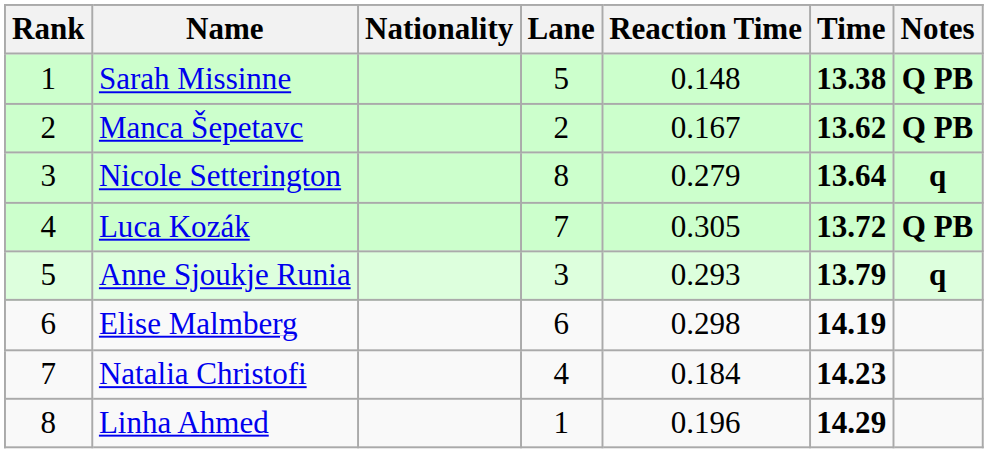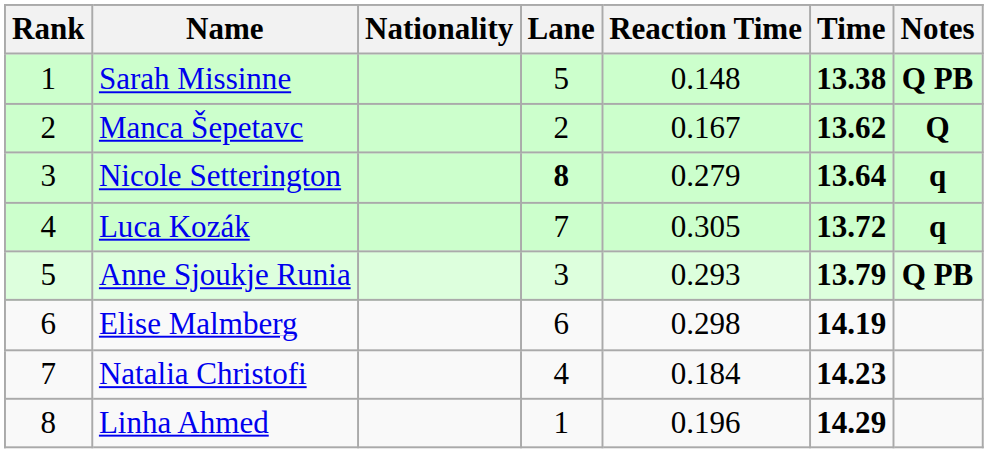(938, 127) Q PB -> (938, 127) Q
(561, 176) normal -> (561, 176) bold
(938, 226) Q PB -> (938, 226) q
(938, 275) q -> (938, 275) Q PB
